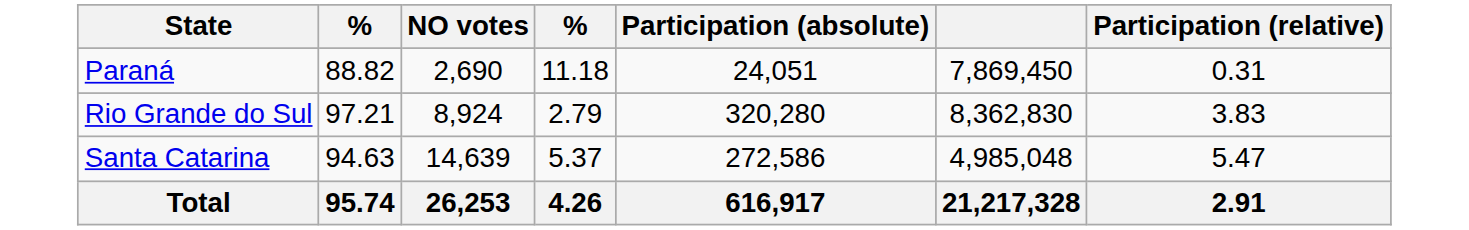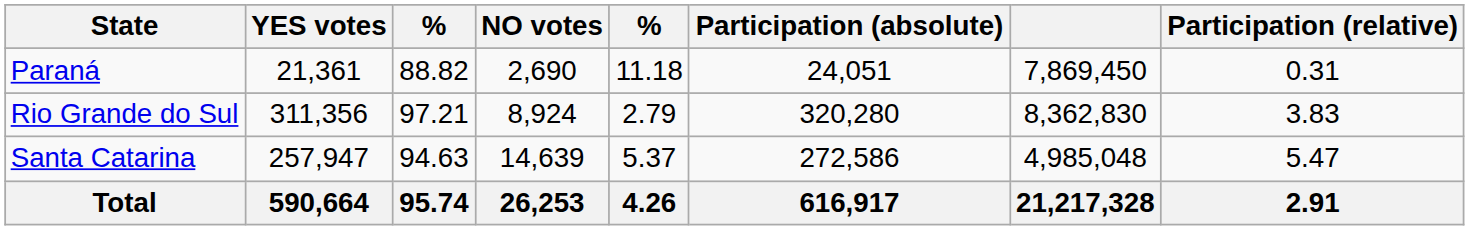+ column: (319, 26)
